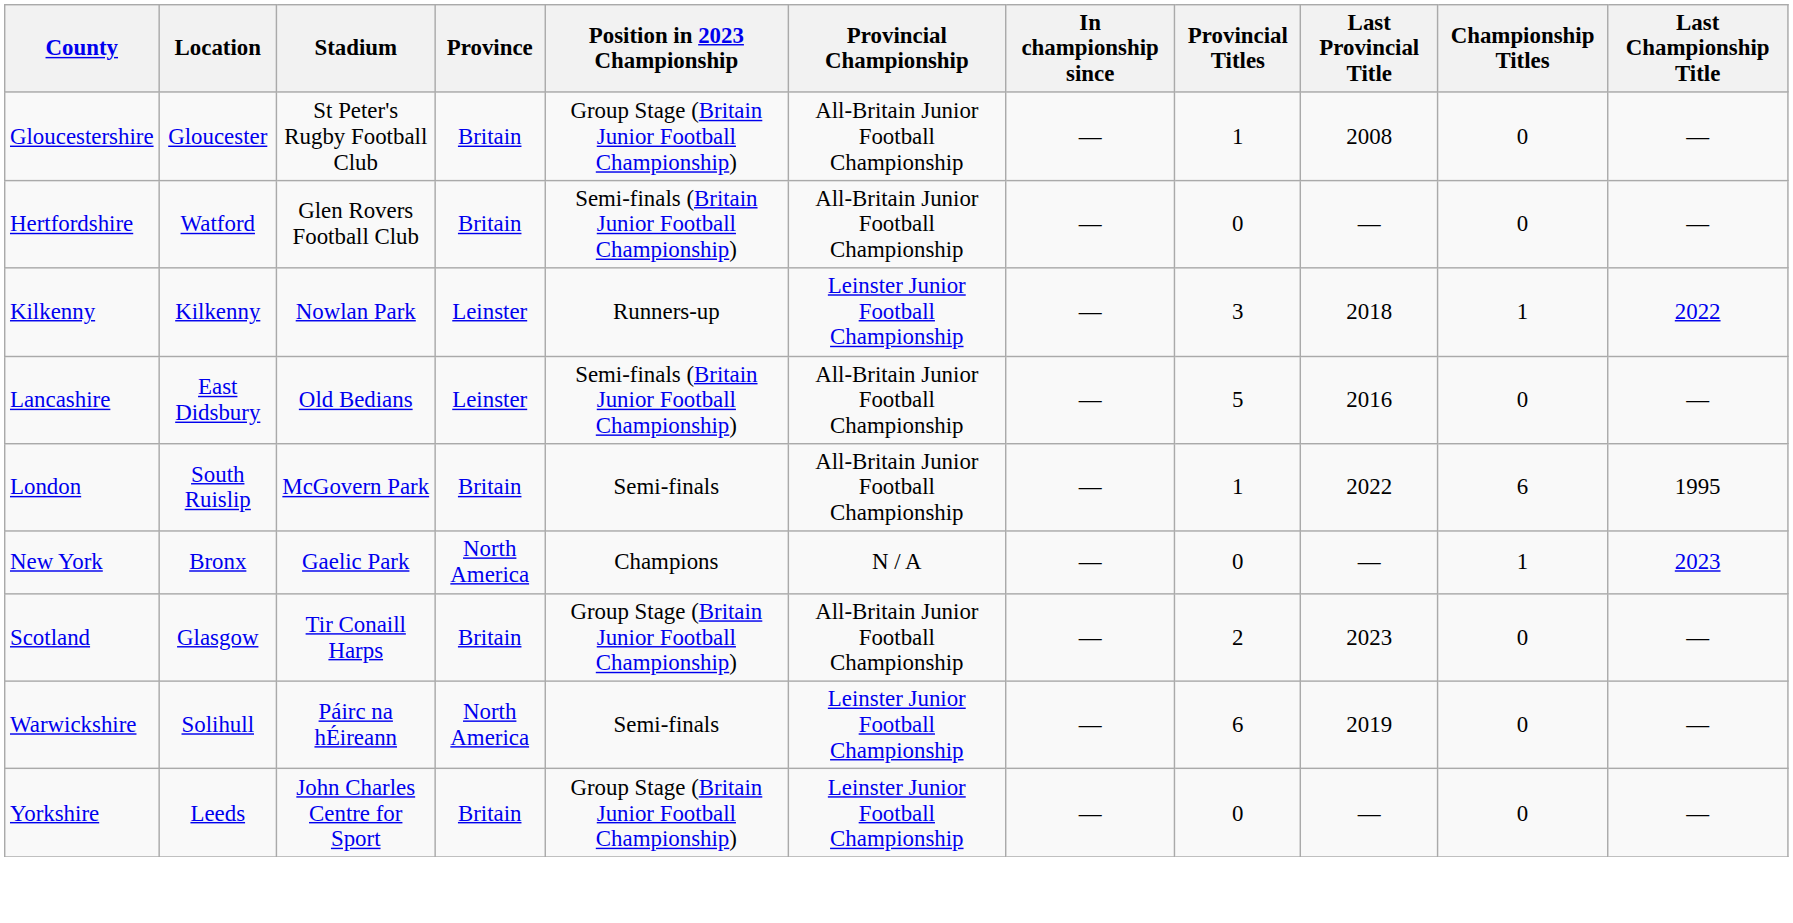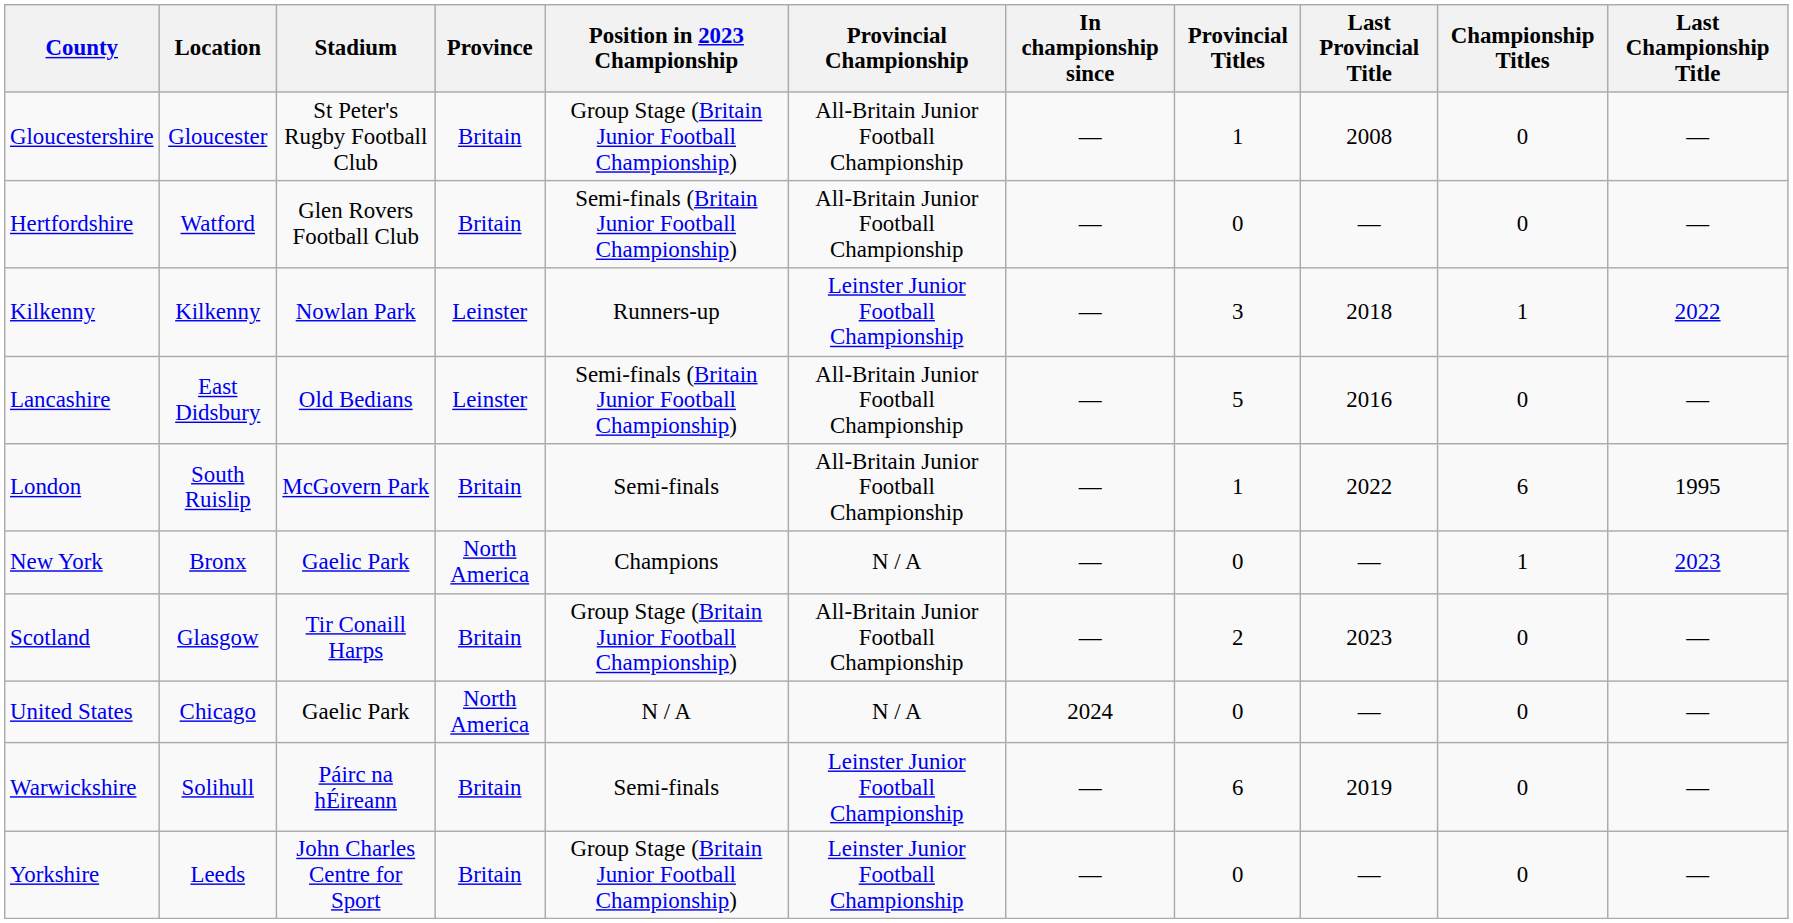+ row: (71, 711)
(490, 724) North America -> (490, 786) Britain
